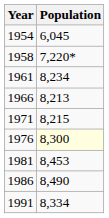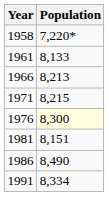- row: (21, 35)
(54, 77) 8,234 -> (54, 56) 8,133
(54, 160) 8,453 -> (54, 139) 8,151
